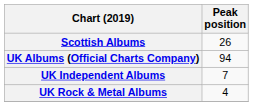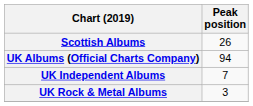(225, 93) 4 -> (225, 93) 3
